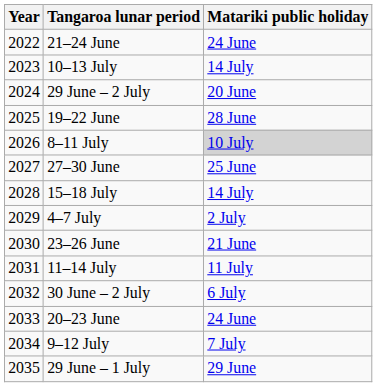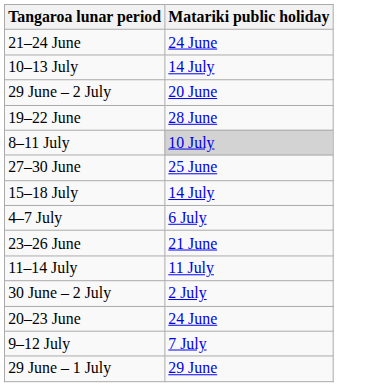- column: (24, 17)
(226, 218) 2 July -> (187, 218) 6 July
(226, 293) 6 July -> (187, 293) 2 July
